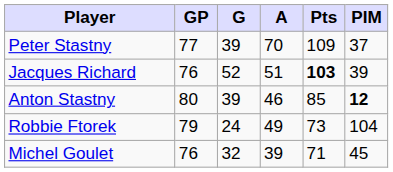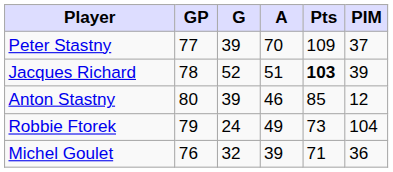(188, 72) 76 -> (188, 72) 78
(359, 99) bold -> (359, 99) normal
(359, 153) 45 -> (359, 153) 36
